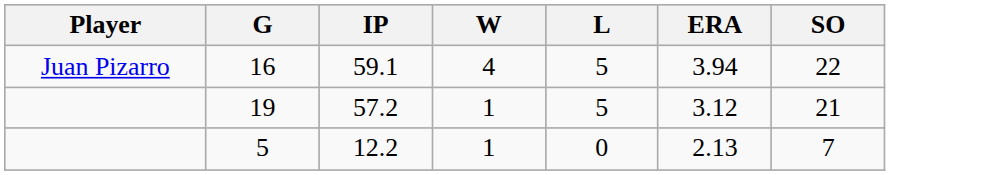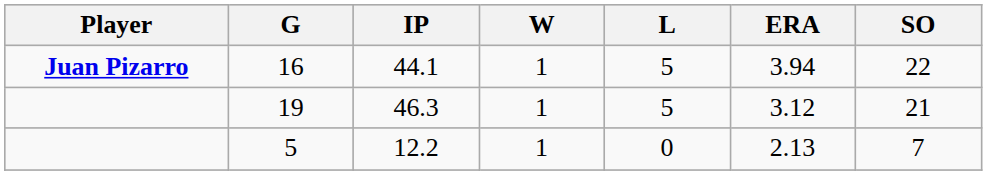(105, 66) normal -> (116, 66) bold
(376, 66) 59.1 -> (416, 66) 44.1
(489, 66) 4 -> (542, 66) 1
(376, 107) 57.2 -> (416, 107) 46.3
